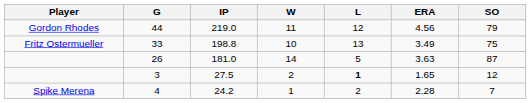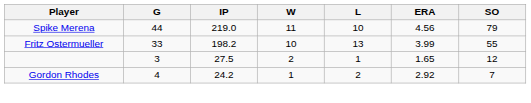(64, 28) Gordon Rhodes -> (64, 28) Spike Merena
(358, 28) 12 -> (358, 28) 10
(224, 43) 198.8 -> (224, 43) 198.2
(425, 43) 3.49 -> (425, 43) 3.99
(492, 43) 75 -> (492, 43) 55
- row: (157, 59)
(358, 75) bold -> (358, 59) normal
(64, 91) Spike Merena -> (64, 75) Gordon Rhodes
(425, 91) 2.28 -> (425, 75) 2.92
